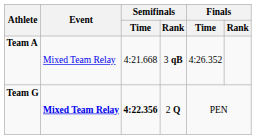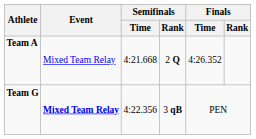(173, 60) 3 qB -> (173, 60) 2 Q
(141, 110) bold -> (140, 110) normal
(173, 110) 2 Q -> (173, 110) 3 qB
